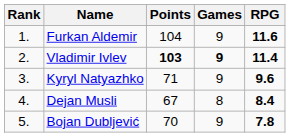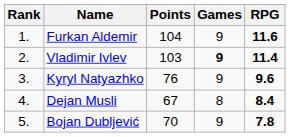(170, 57) bold -> (170, 57) normal
(170, 79) 71 -> (170, 79) 76
